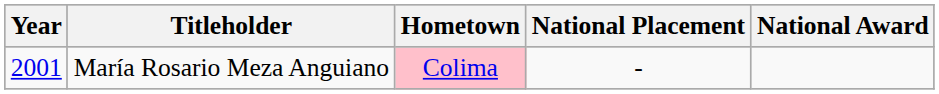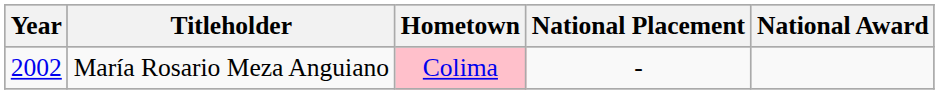(36, 67) 2001 -> (36, 67) 2002
